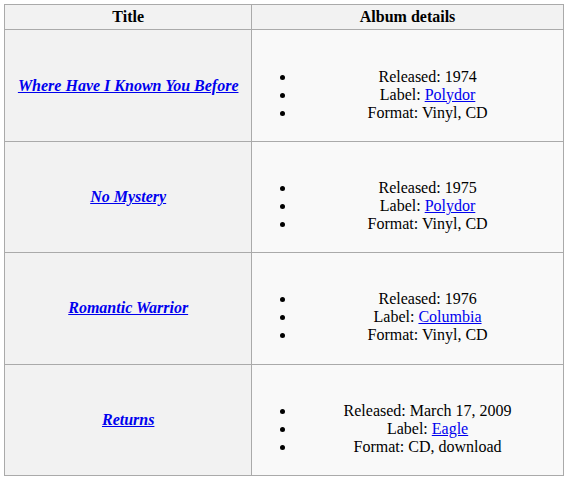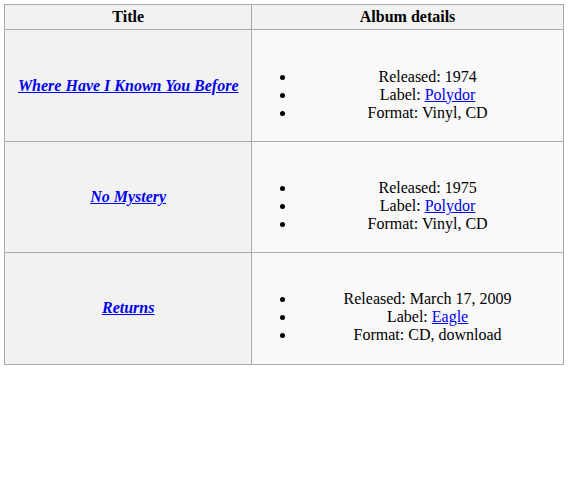- row: (128, 308)
